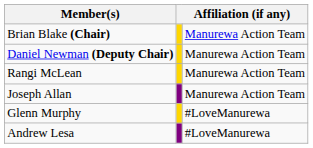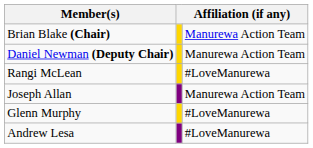(245, 73) Manurewa Action Team -> (227, 73) #LoveManurewa
